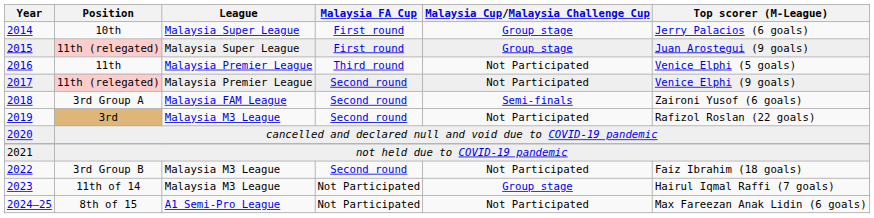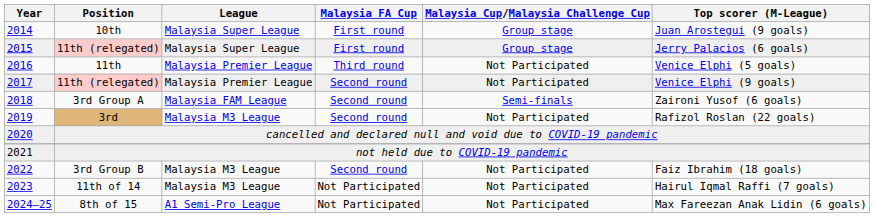(732, 30) Jerry Palacios (6 goals) -> (732, 30) Juan Arostegui (9 goals)
(732, 48) Juan Arostegui (9 goals) -> (732, 48) Jerry Palacios (6 goals)
(537, 187) Group stage -> (537, 187) Not Participated
